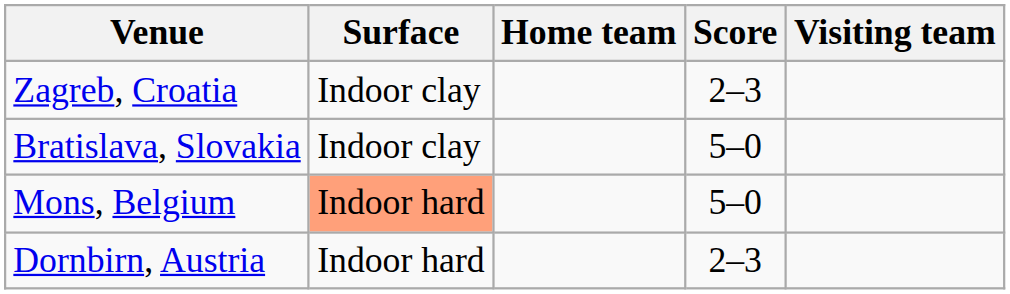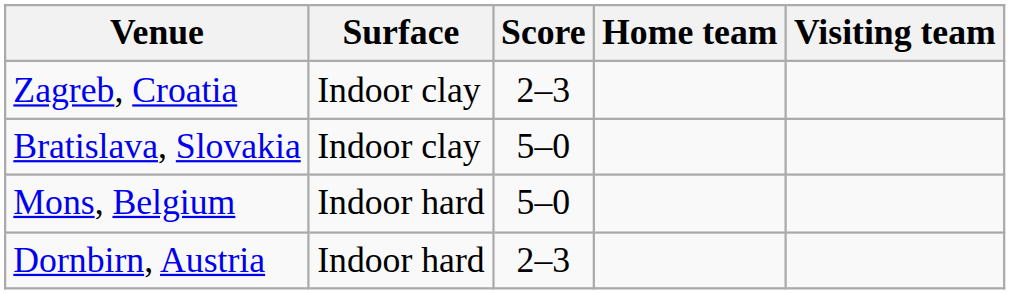columns swapped: (589, 32) <-> (735, 32)
(401, 202) lightsalmon background -> (401, 202) no background
